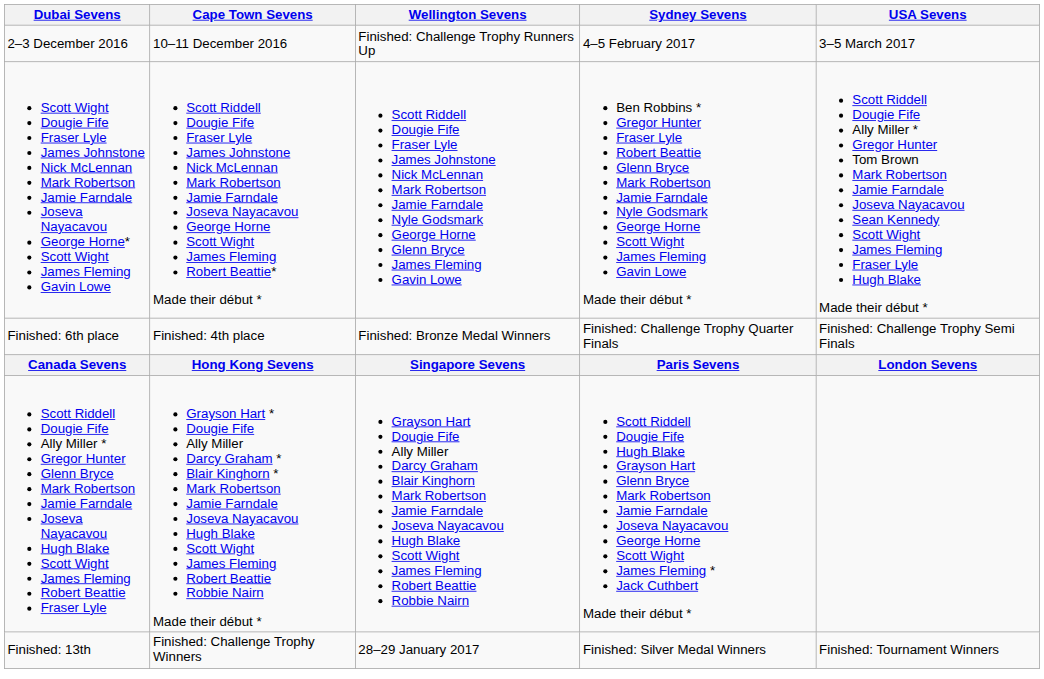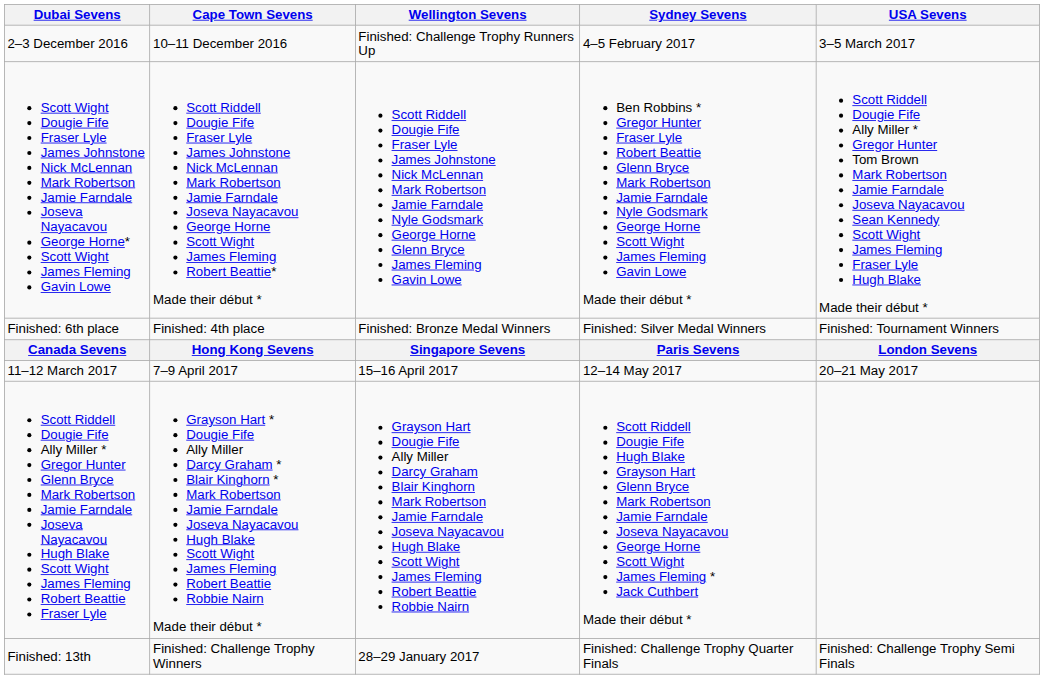(688, 336) Finished: Challenge Trophy Quarter Finals -> (674, 328) Finished: Silver Medal Winners
(917, 336) Finished: Challenge Trophy Semi Finals -> (909, 328) Finished: Tournament Winners
+ row: (62, 370)
(674, 650) Finished: Silver Medal Winners -> (688, 656) Finished: Challenge Trophy Quarter Finals
(909, 650) Finished: Tournament Winners -> (917, 656) Finished: Challenge Trophy Semi Finals
